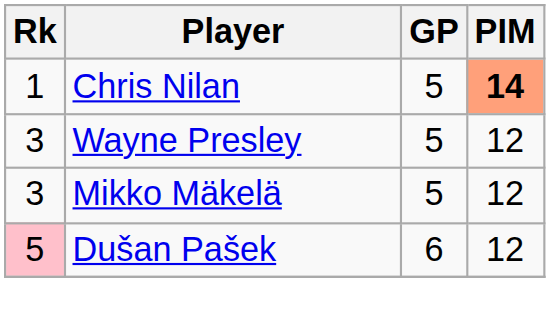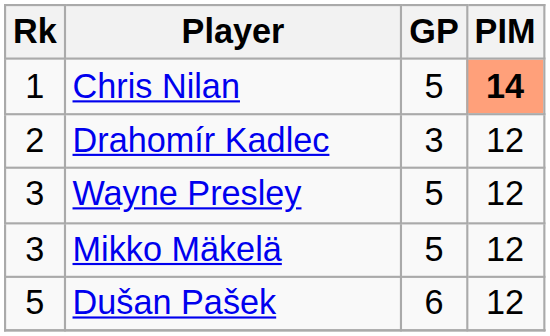+ row: (201, 140)
(35, 248) pink background -> (35, 303) no background
